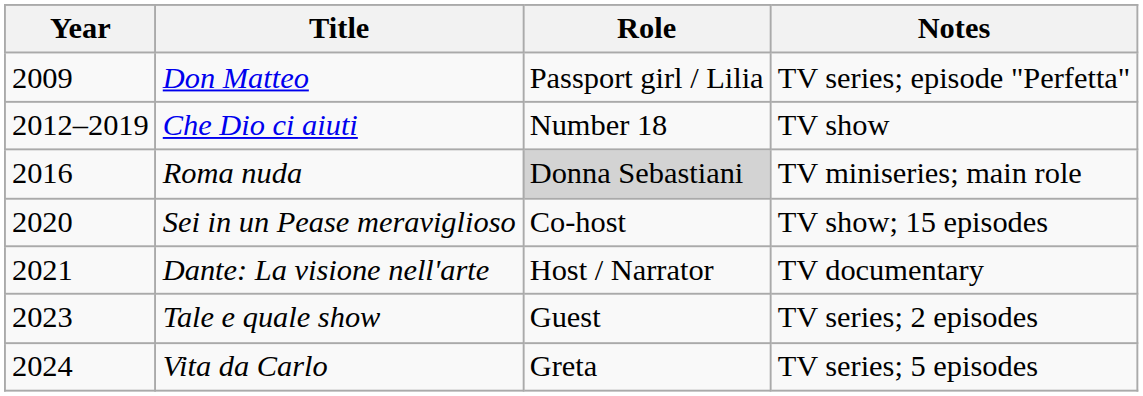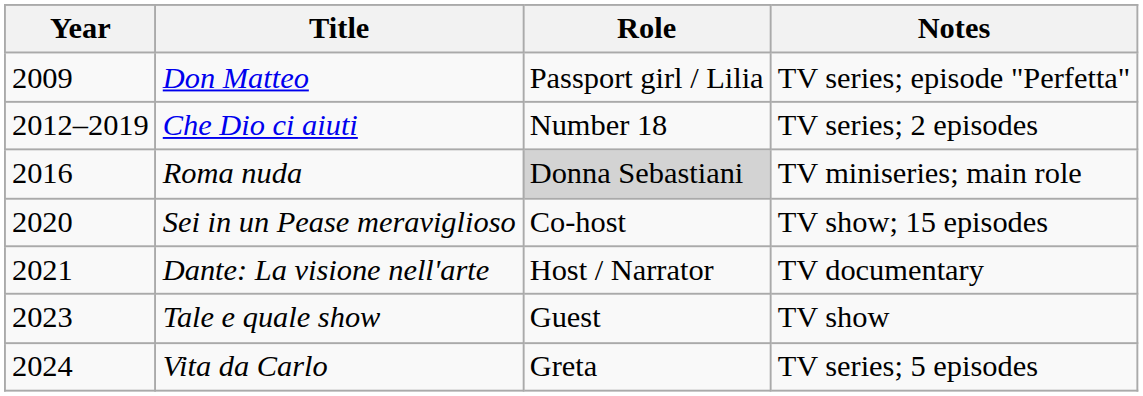(834, 125) TV show -> (908, 125) TV series; 2 episodes
(908, 317) TV series; 2 episodes -> (834, 317) TV show
